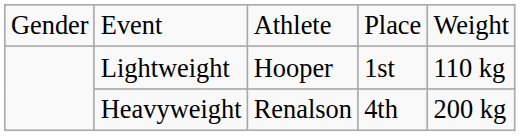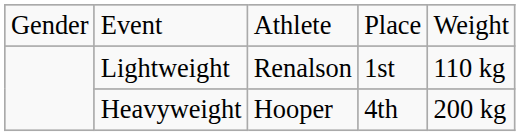(293, 67) Hooper -> (303, 67) Renalson
(303, 109) Renalson -> (293, 109) Hooper
